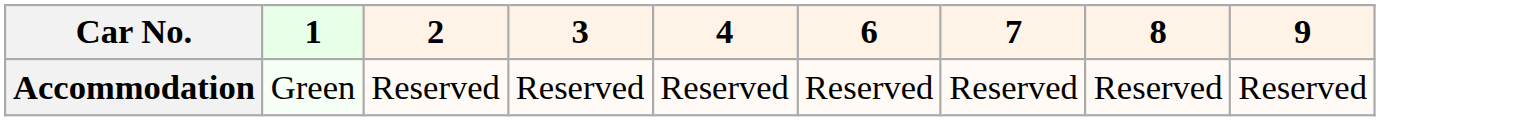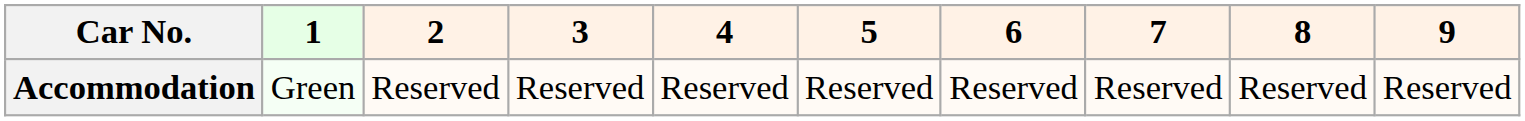+ column: (869, 31)
